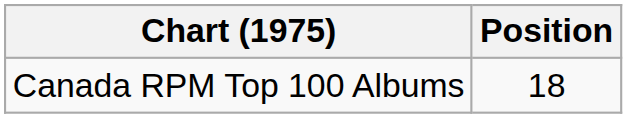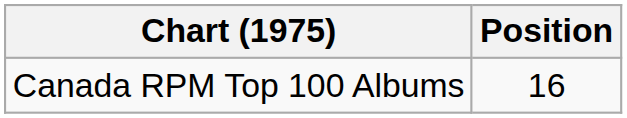(547, 84) 18 -> (547, 84) 16
